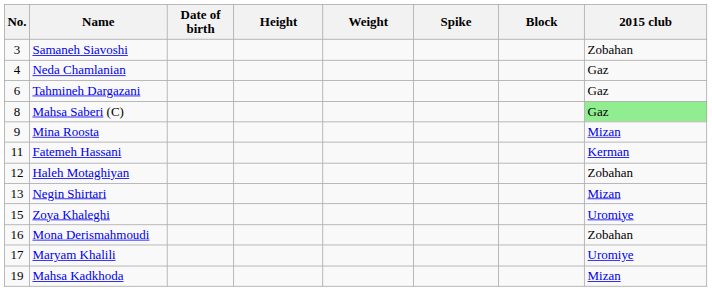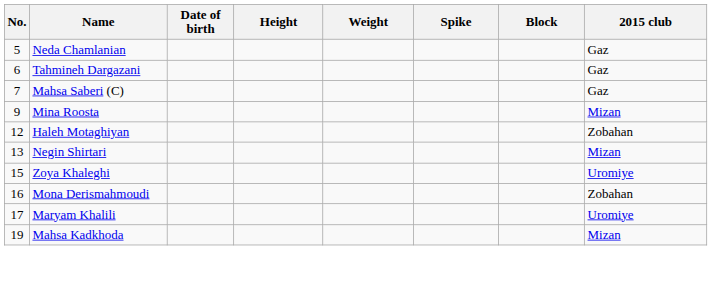- row: (80, 49)
(17, 70) 4 -> (17, 49) 5
(17, 111) 8 -> (17, 91) 7
(598, 111) lightgreen background -> (598, 91) no background
- row: (77, 152)
